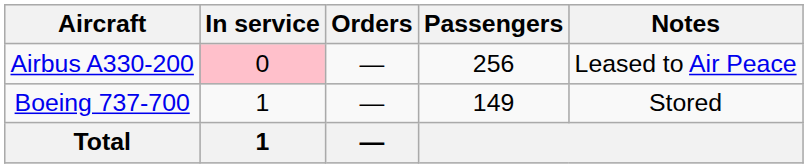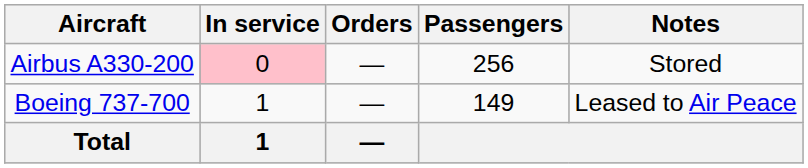(686, 63) Leased to Air Peace -> (686, 63) Stored
(686, 102) Stored -> (686, 102) Leased to Air Peace
